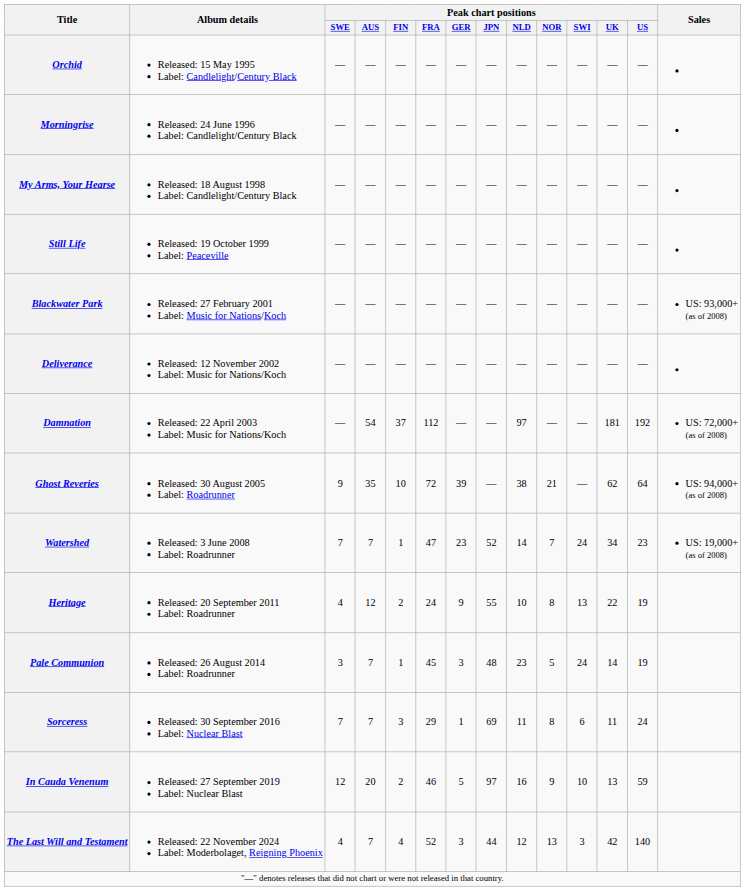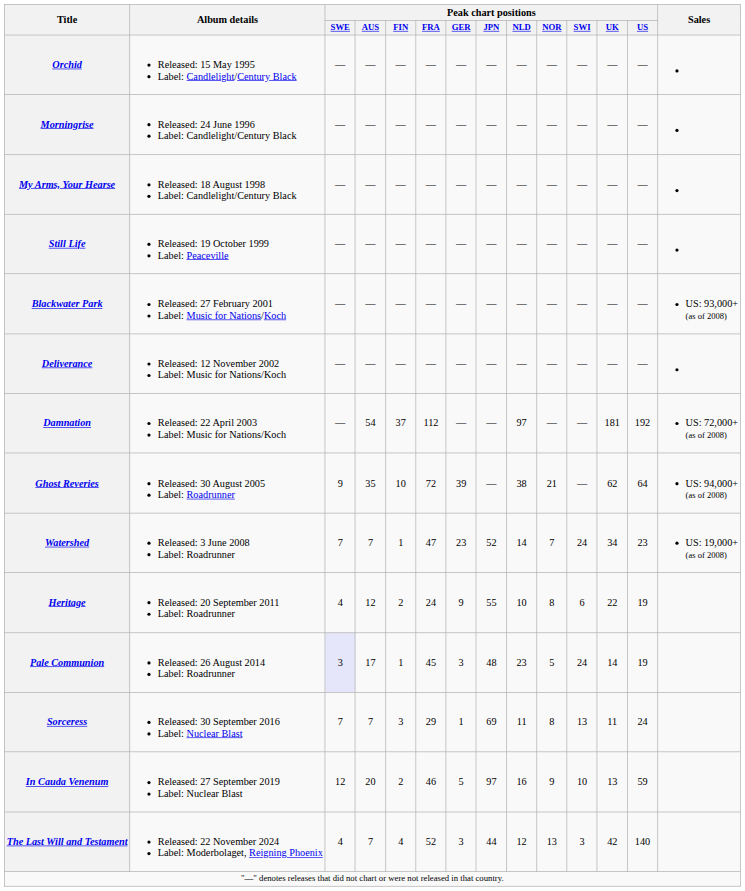(582, 602) 13 -> (582, 602) 6
(340, 662) no background -> (340, 662) lavender background
(370, 662) 7 -> (370, 662) 17
(582, 722) 6 -> (582, 722) 13
